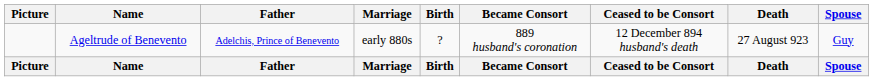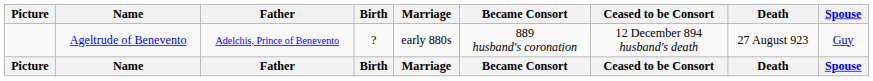columns swapped: (440, 14) <-> (387, 14)
